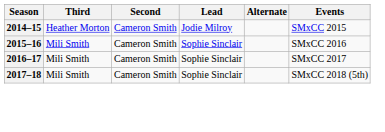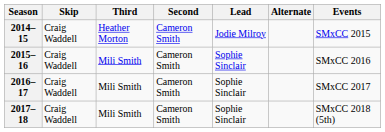+ column: (69, 12)
